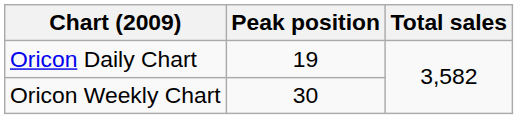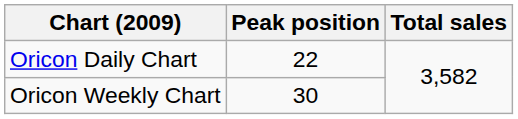(306, 58) 19 -> (306, 58) 22
